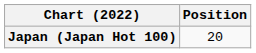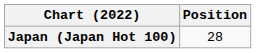(215, 37) 20 -> (215, 37) 28
